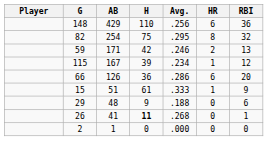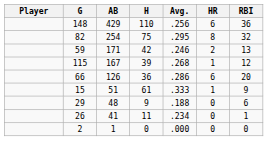(180, 63) .234 -> (180, 63) .268
(146, 116) bold -> (146, 116) normal
(180, 116) .268 -> (180, 116) .234
